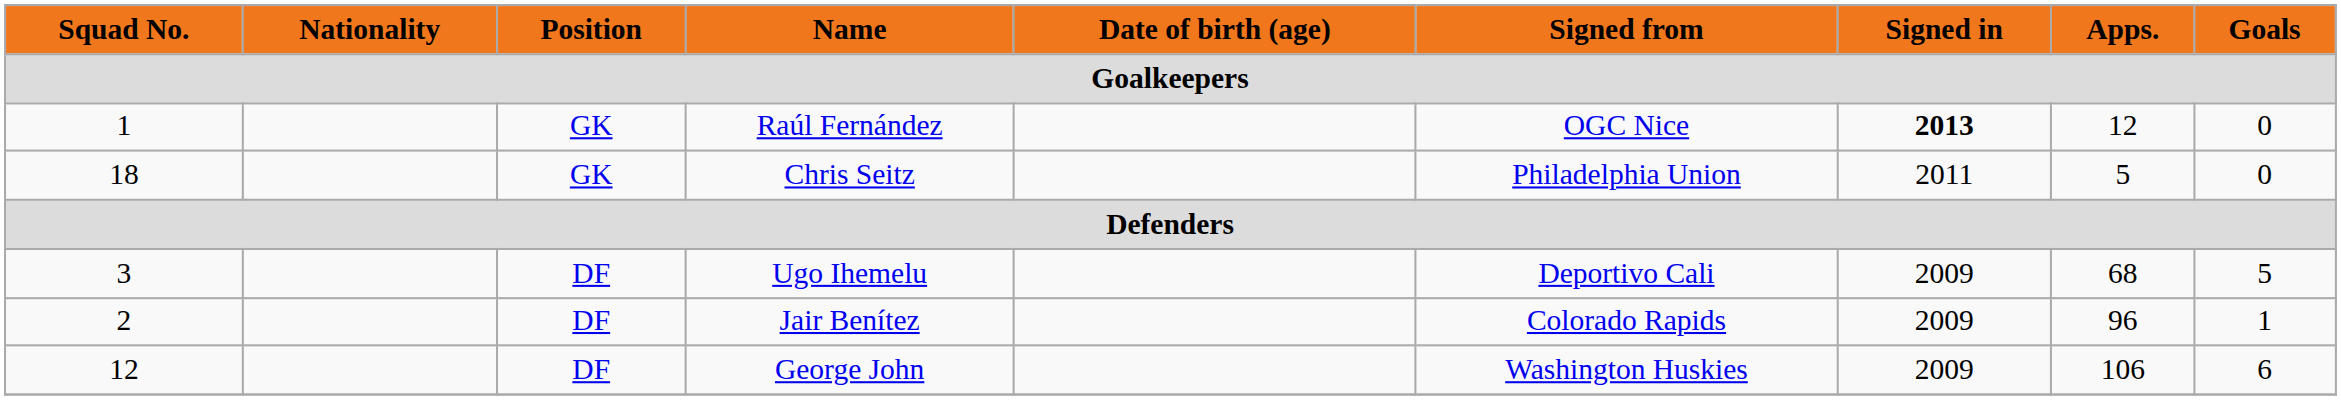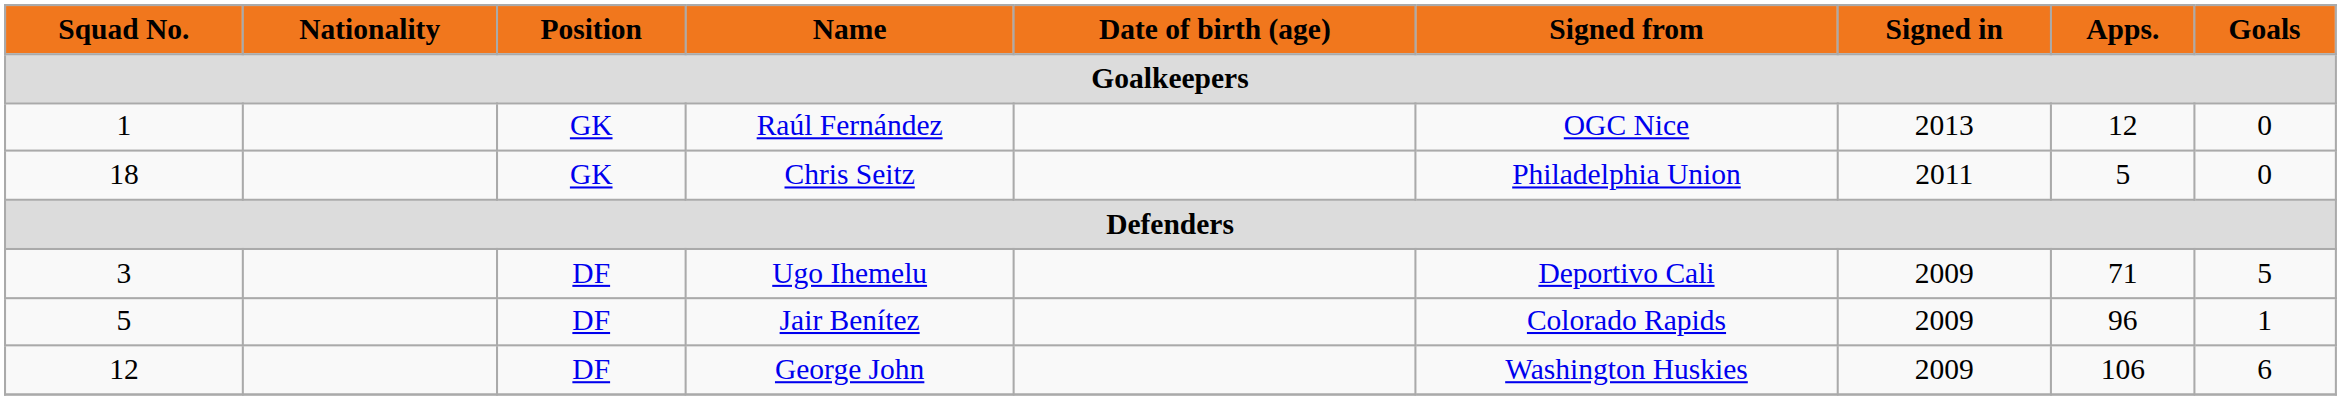(1944, 126) bold -> (1944, 126) normal
(2123, 272) 68 -> (2123, 272) 71
(124, 321) 2 -> (124, 321) 5
